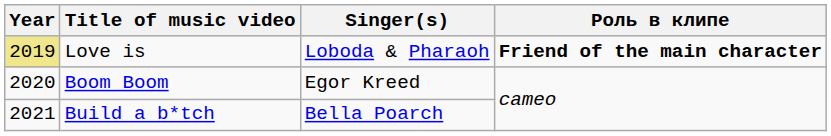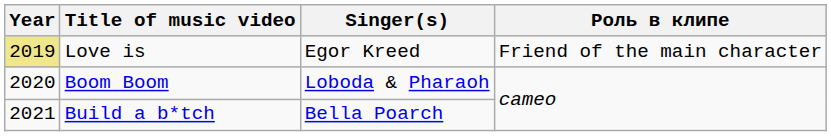(397, 52) Loboda & Pharaoh -> (362, 52) Egor Kreed
(660, 52) bold -> (660, 52) normal
(362, 83) Egor Kreed -> (397, 83) Loboda & Pharaoh
